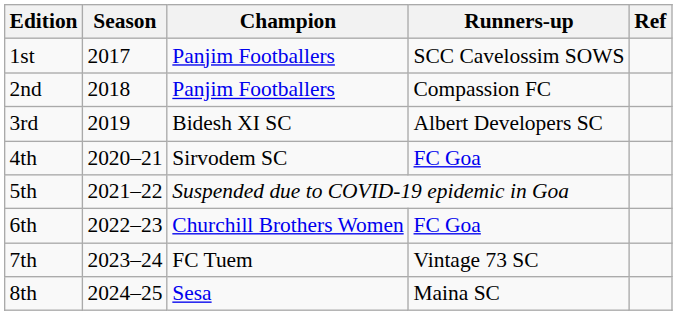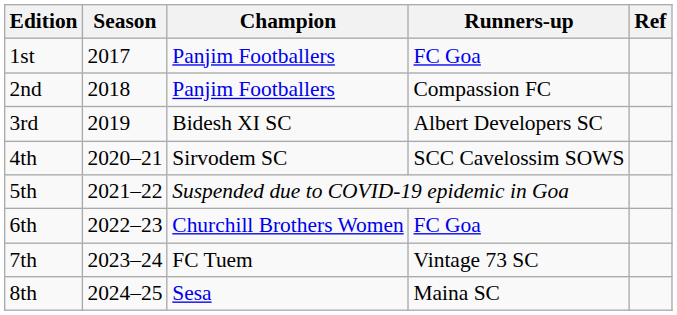(519, 55) SCC Cavelossim SOWS -> (447, 55) FC Goa
(447, 157) FC Goa -> (519, 157) SCC Cavelossim SOWS
